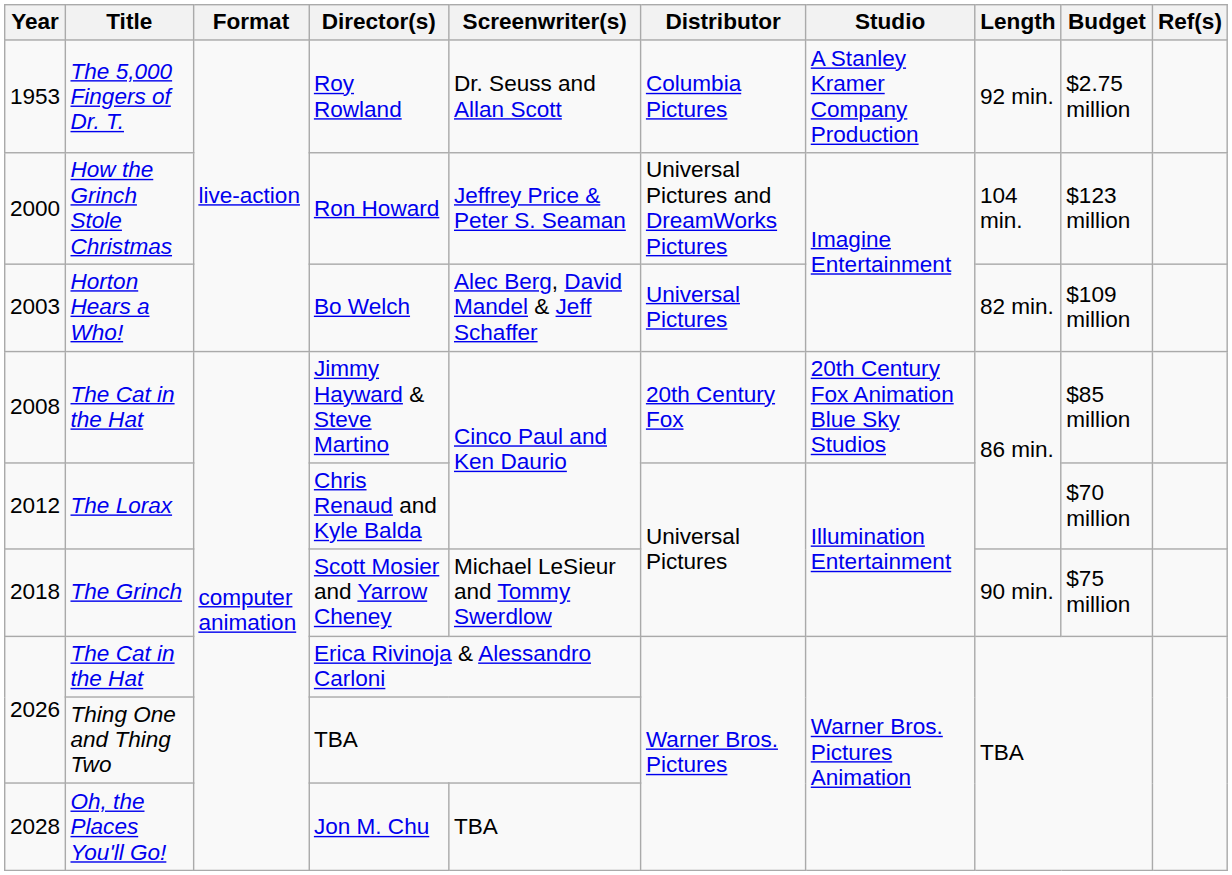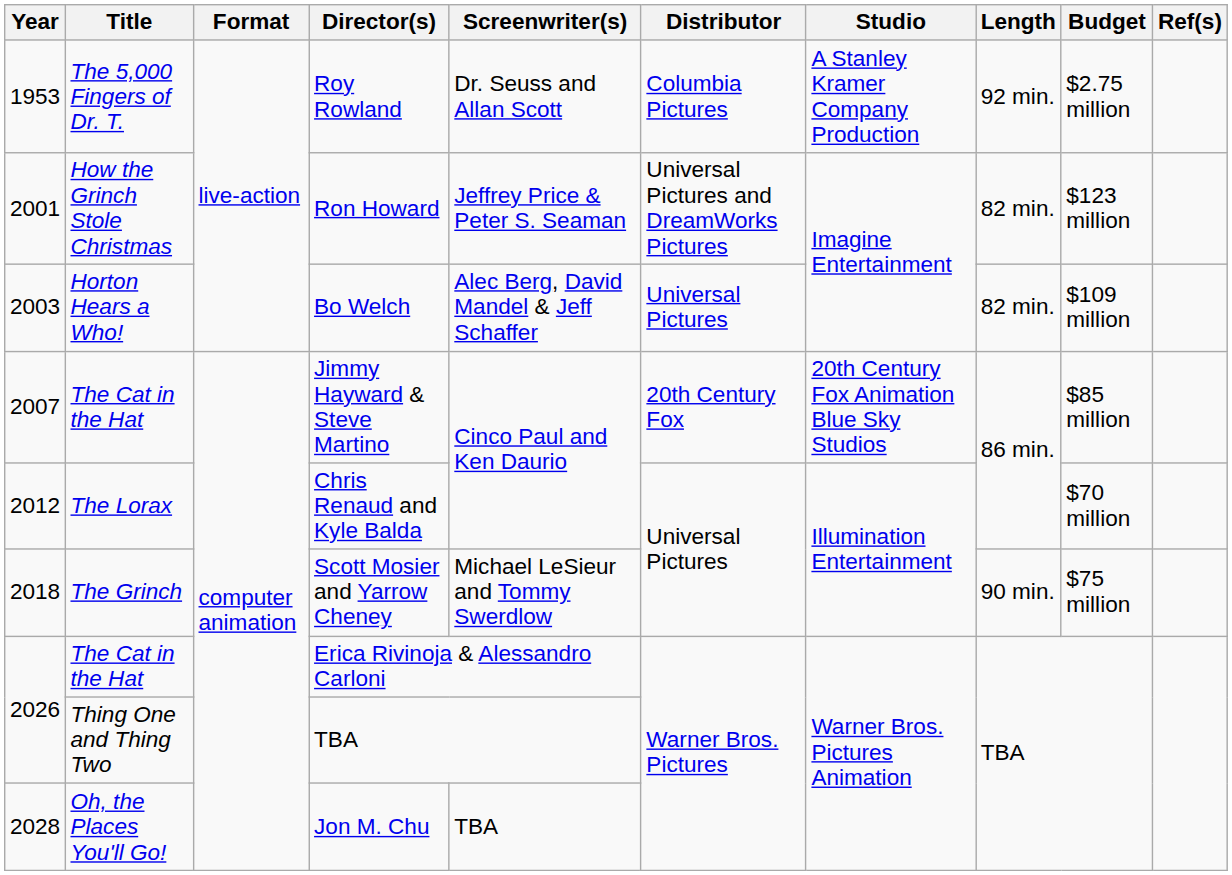(35, 208) 2000 -> (35, 208) 2001
(1001, 208) 104 min. -> (1018, 208) 82 min.
(35, 406) 2008 -> (35, 406) 2007
